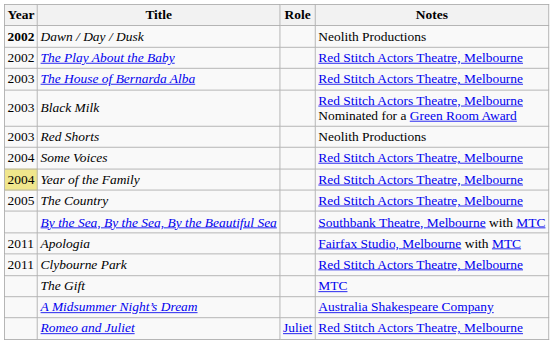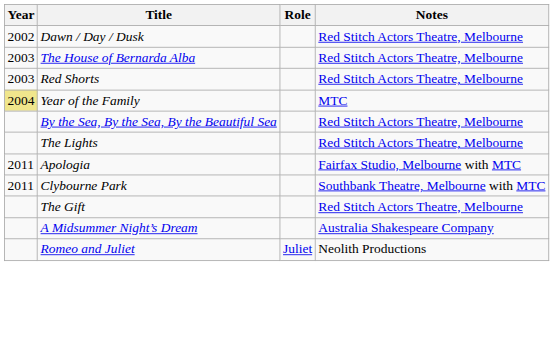(21, 36) bold -> (21, 36) normal
(372, 36) Neolith Productions -> (421, 36) Red Stitch Actors Theatre, Melbourne
- row: (108, 57)
- row: (70, 107)
(372, 136) Neolith Productions -> (421, 79) Red Stitch Actors Theatre, Melbourne
- row: (74, 158)
(421, 179) Red Stitch Actors Theatre, Melbourne -> (333, 100) MTC
- row: (74, 200)
(432, 222) Southbank Theatre, Melbourne with MTC -> (421, 121) Red Stitch Actors Theatre, Melbourne
+ row: (69, 143)
(421, 264) Red Stitch Actors Theatre, Melbourne -> (432, 185) Southbank Theatre, Melbourne with MTC
(333, 286) MTC -> (421, 206) Red Stitch Actors Theatre, Melbourne
(421, 328) Red Stitch Actors Theatre, Melbourne -> (372, 249) Neolith Productions
